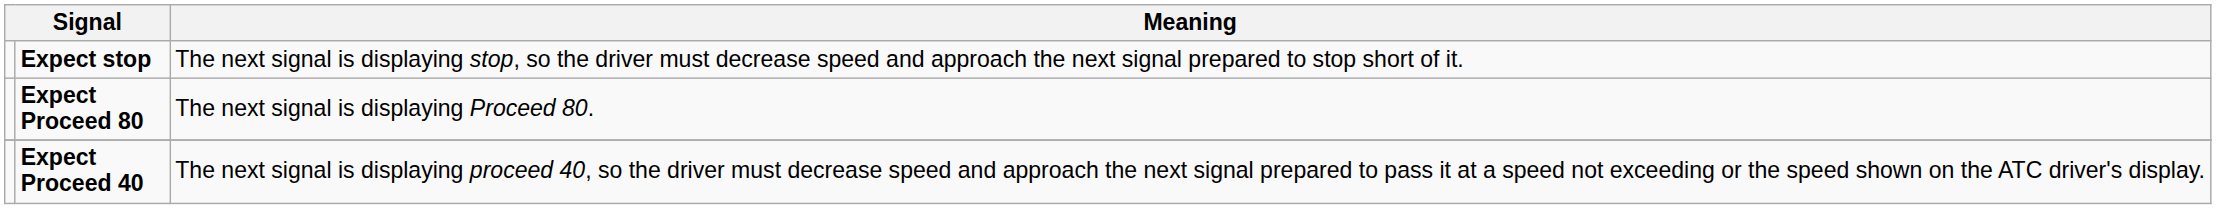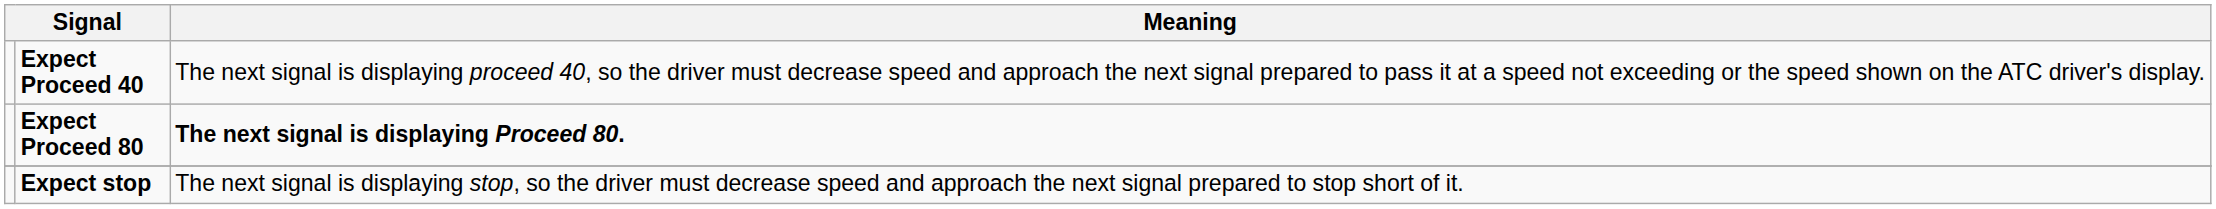rows swapped: (86, 59) <-> (82, 171)
(385, 108) normal -> (400, 134) bold
